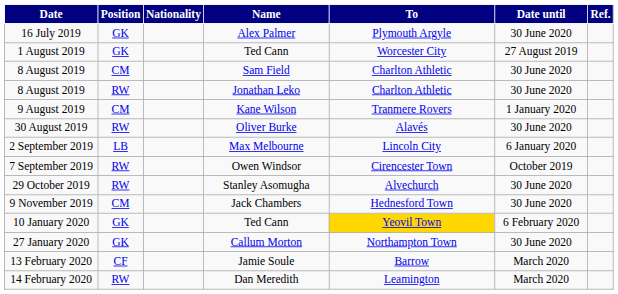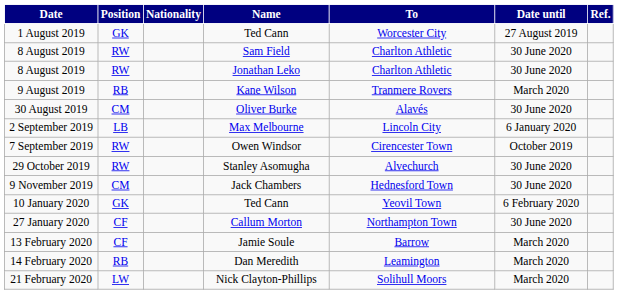- row: (51, 33)
(121, 71) CM -> (120, 52) RW
(121, 109) CM -> (120, 90) RB
(541, 109) 1 January 2020 -> (541, 90) March 2020
(120, 128) RW -> (121, 109) CM
(412, 223) gold background -> (412, 204) no background
(120, 242) GK -> (120, 223) CF
(120, 280) RW -> (120, 261) RB
+ row: (51, 280)
